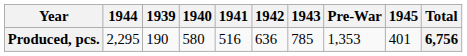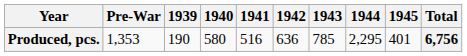columns swapped: (355, 16) <-> (123, 16)
